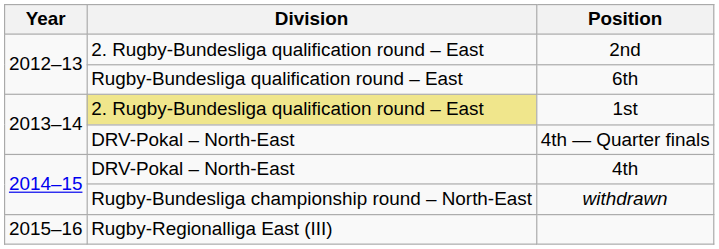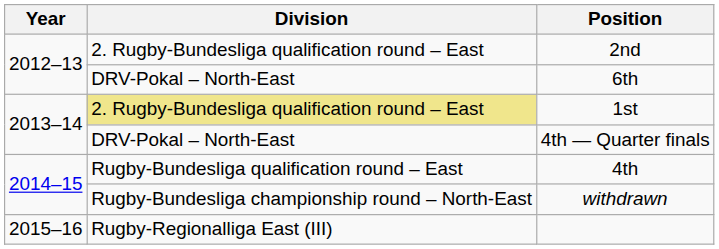(277, 79) Rugby-Bundesliga qualification round – East -> (193, 79) DRV-Pokal – North-East
(193, 169) DRV-Pokal – North-East -> (277, 169) Rugby-Bundesliga qualification round – East
